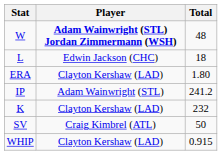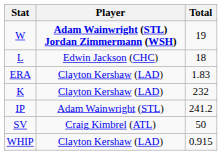(201, 35) 48 -> (201, 35) 19
(201, 74) 1.80 -> (201, 74) 1.83
rows swapped: (20, 108) <-> (20, 91)
